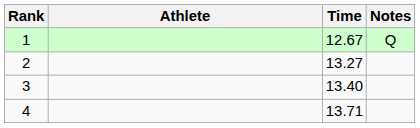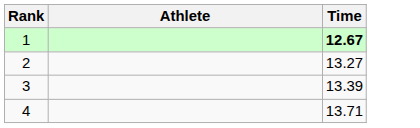- column: (391, 16)
(344, 39) normal -> (344, 39) bold
(344, 87) 13.40 -> (344, 87) 13.39
